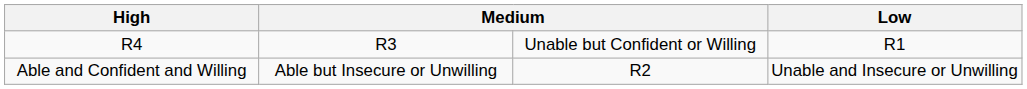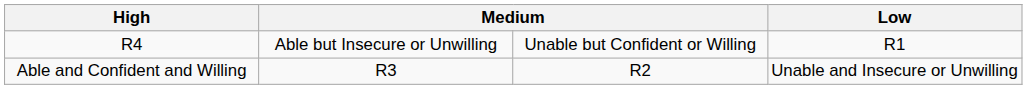(386, 44) R3 -> (386, 44) Able but Insecure or Unwilling
(386, 71) Able but Insecure or Unwilling -> (386, 71) R3
